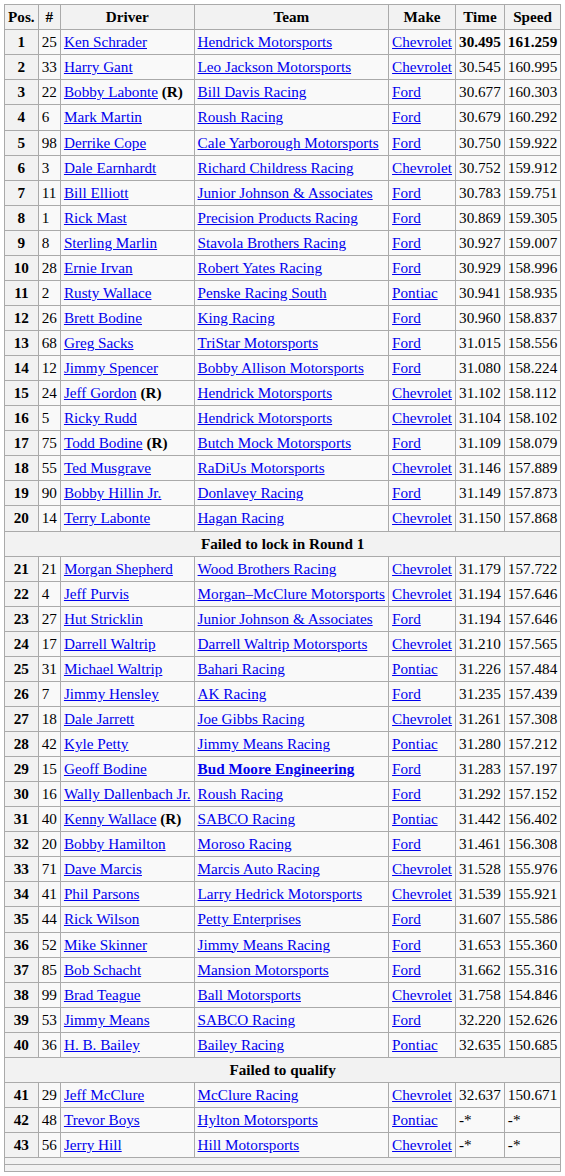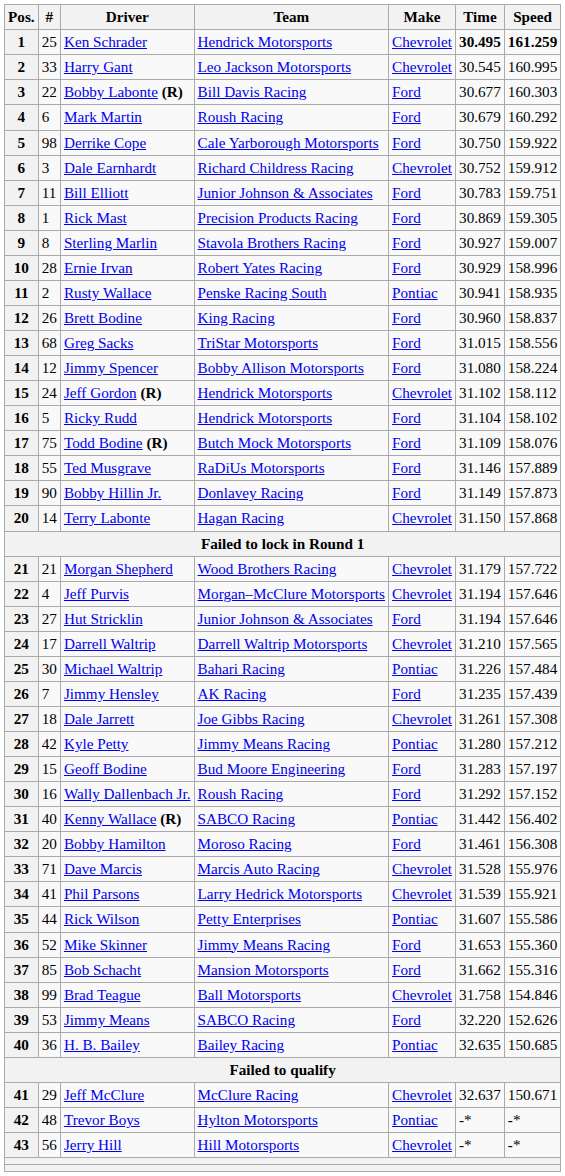(422, 418) Chevrolet -> (406, 418) Ford
(533, 443) 158.079 -> (533, 443) 158.076
(422, 468) Chevrolet -> (406, 468) Ford
(49, 668) 31 -> (49, 668) 30
(276, 769) bold -> (271, 769) normal
(406, 919) Ford -> (415, 919) Pontiac
